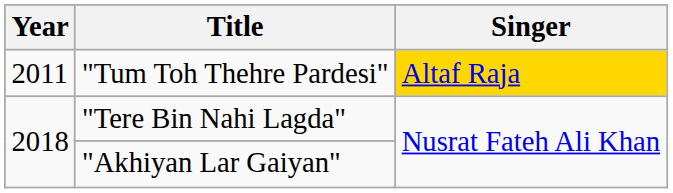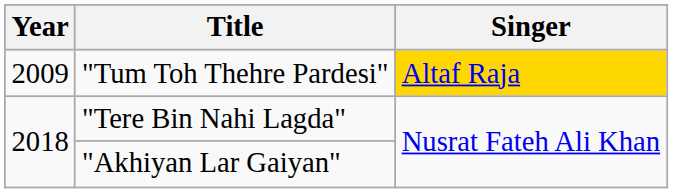(40, 72) 2011 -> (40, 72) 2009
